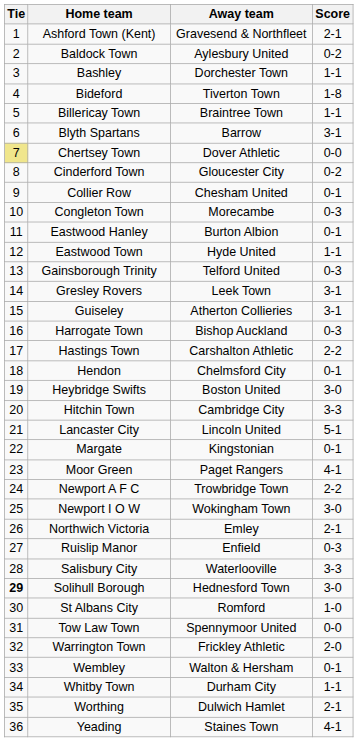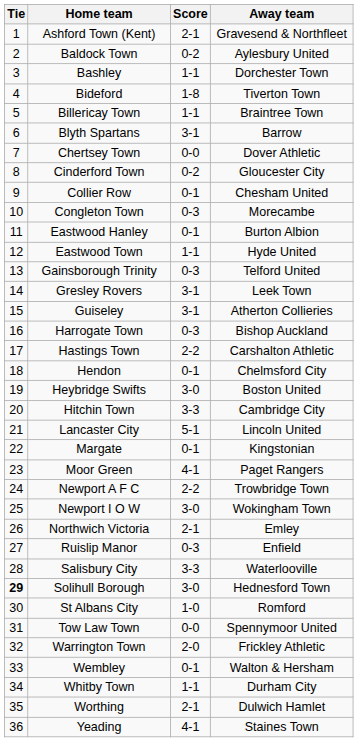columns swapped: (333, 14) <-> (241, 14)
(16, 152) khaki background -> (16, 152) no background
